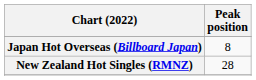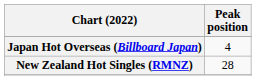(228, 46) 8 -> (228, 46) 4
